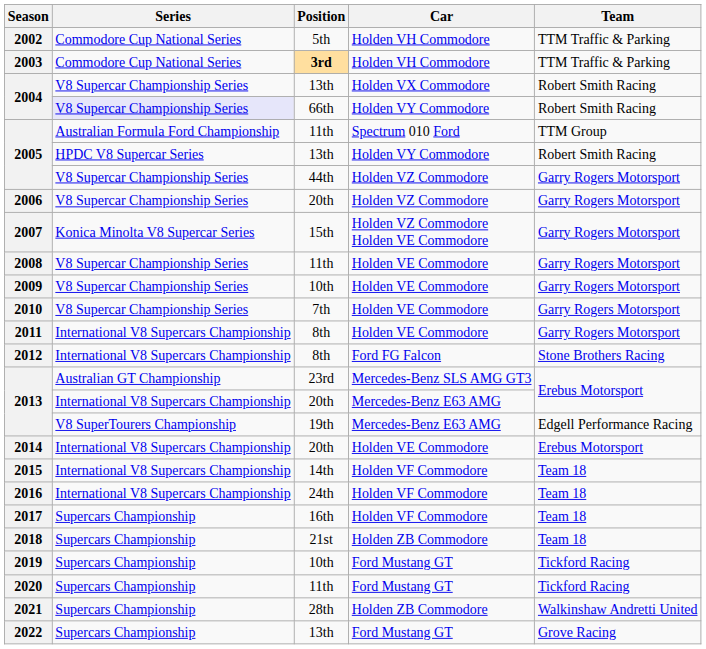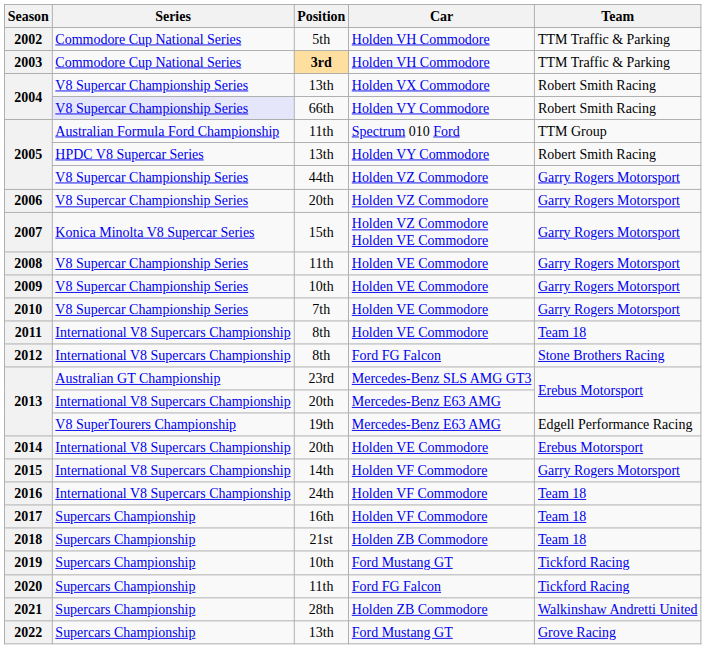(609, 332) Garry Rogers Motorsport -> (562, 332) Team 18
(562, 470) Team 18 -> (609, 470) Garry Rogers Motorsport
(402, 586) Ford Mustang GT -> (396, 586) Ford FG Falcon
